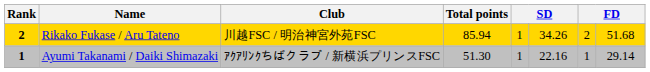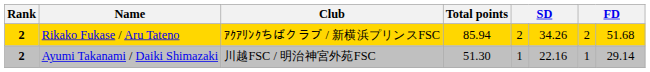(300, 34) 川越FSC / 明治神宮外苑FSC -> (332, 34) ｱｸｱﾘﾝｸちばクラブ / 新横浜プリンスFSC
(520, 34) 1 -> (520, 34) 2
(22, 56) 1 -> (22, 56) 2
(332, 56) ｱｸｱﾘﾝｸちばクラブ / 新横浜プリンスFSC -> (300, 56) 川越FSC / 明治神宮外苑FSC
